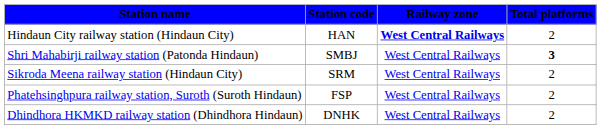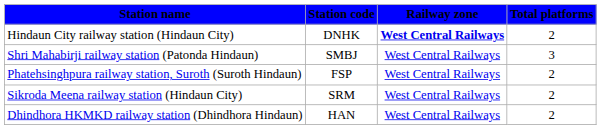(342, 34) HAN -> (342, 34) DNHK
(552, 54) bold -> (552, 54) normal
rows swapped: (154, 94) <-> (125, 74)
(342, 114) DNHK -> (342, 114) HAN
